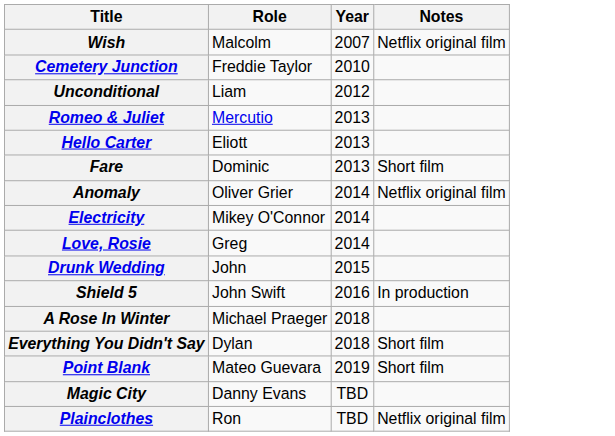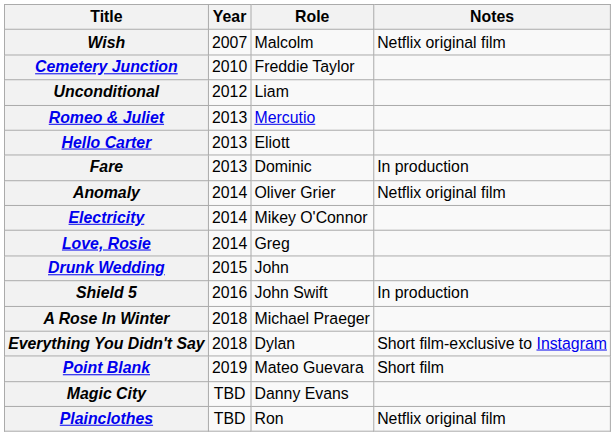columns swapped: (352, 17) <-> (270, 17)
(411, 167) Short film -> (423, 167) In production
(411, 343) Short film -> (492, 343) Short film-exclusive to Instagram
